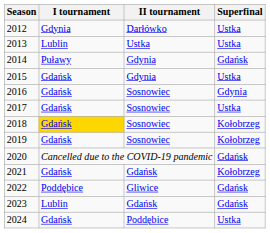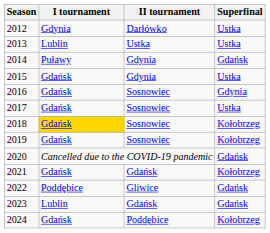(229, 220) Ustka -> (238, 220) Kołobrzeg
